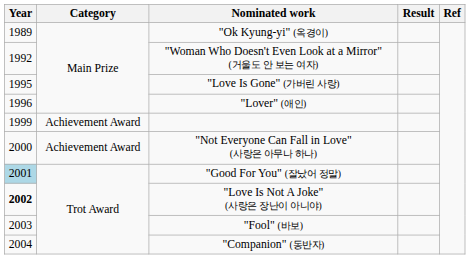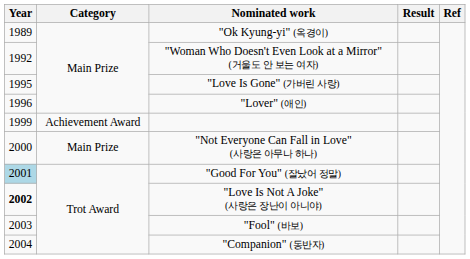(93, 147) Achievement Award -> (93, 147) Main Prize
